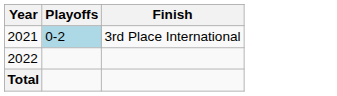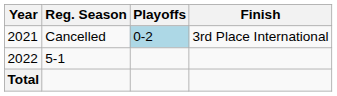+ column: (86, 15)
